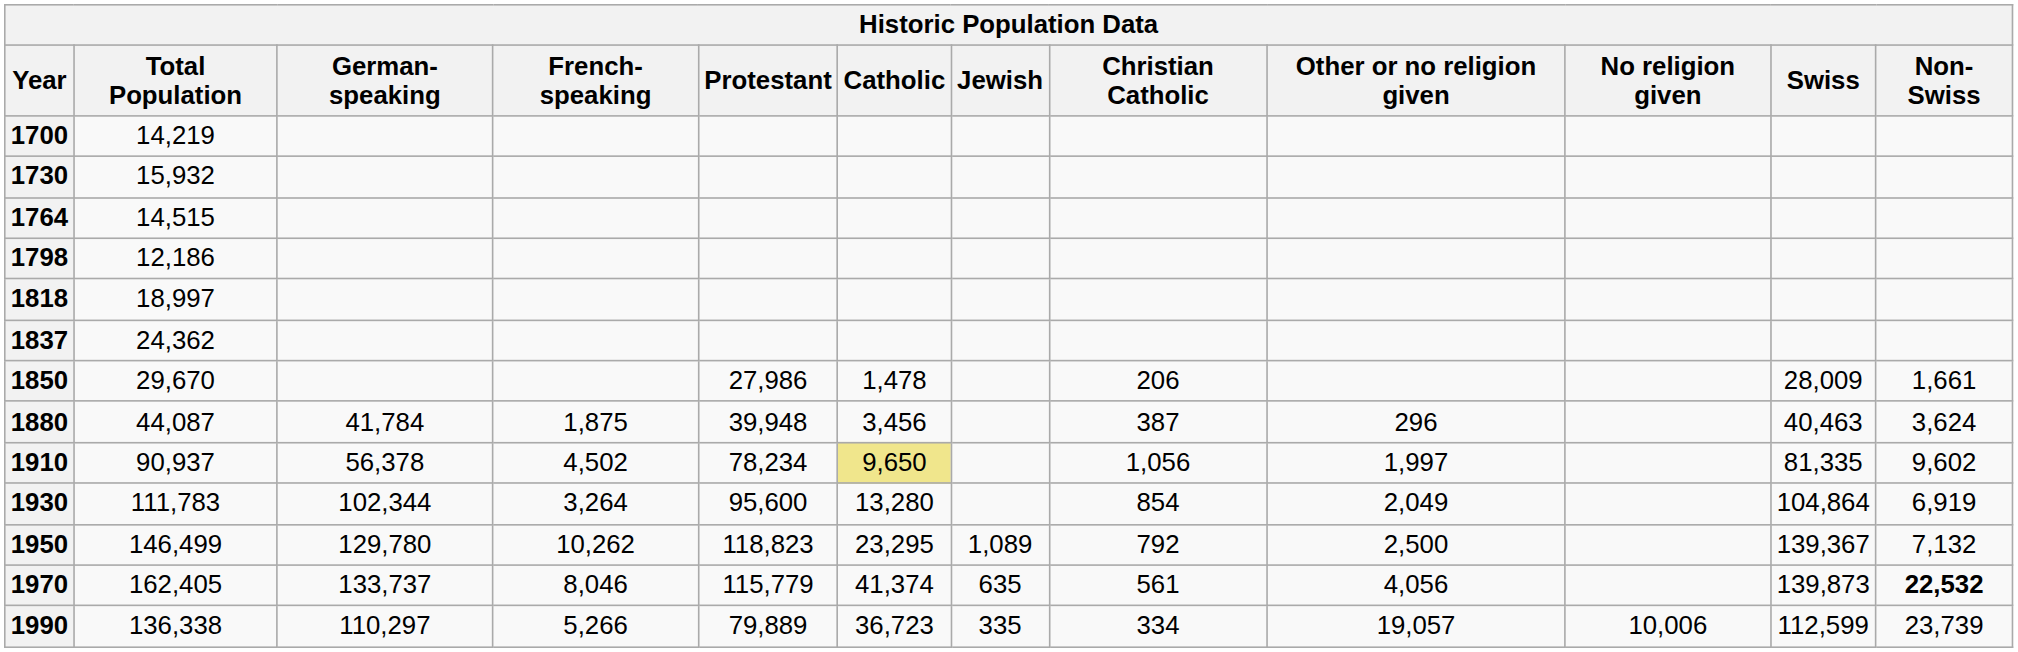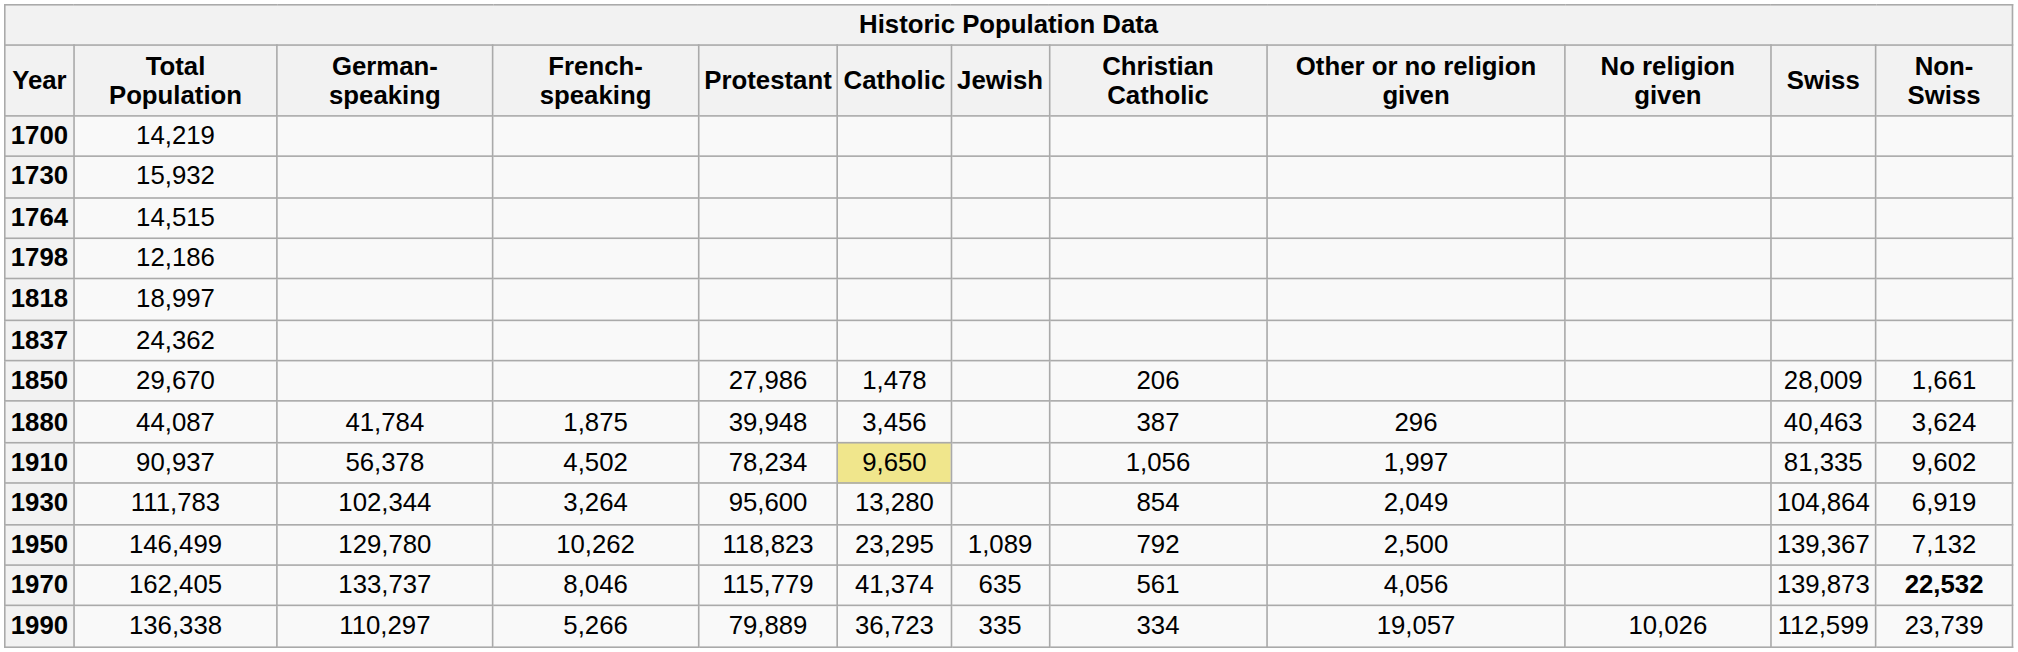(1668, 625) 10,006 -> (1668, 625) 10,026
